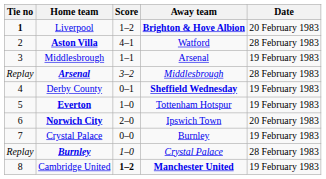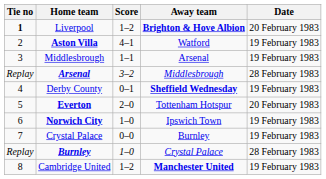(284, 43) 28 February 1983 -> (284, 43) 19 February 1983
(127, 105) 1–0 -> (127, 105) 2–0
(284, 105) 19 February 1983 -> (284, 105) 20 February 1983
(127, 120) 2–0 -> (127, 120) 1–0
(284, 120) 20 February 1983 -> (284, 120) 19 February 1983
(127, 167) bold -> (127, 167) normal
